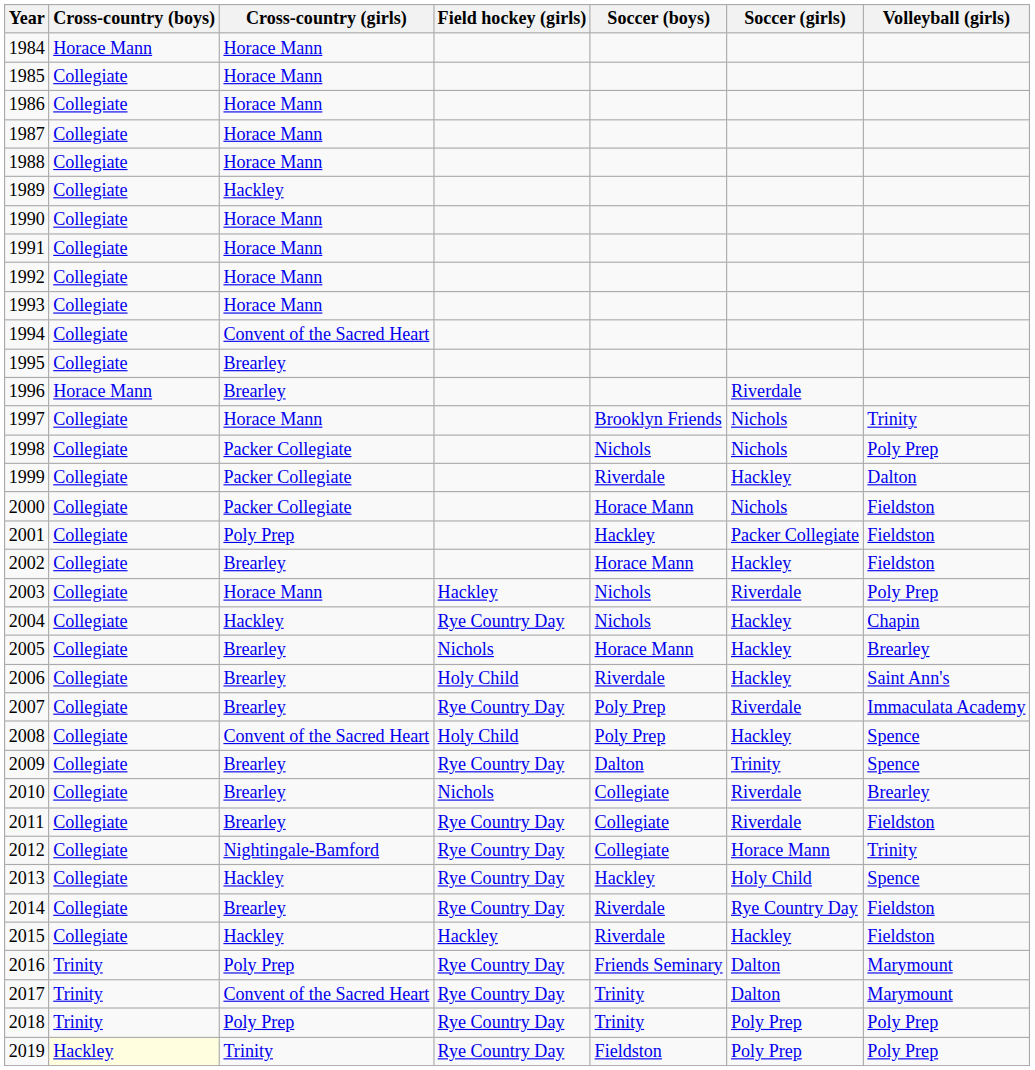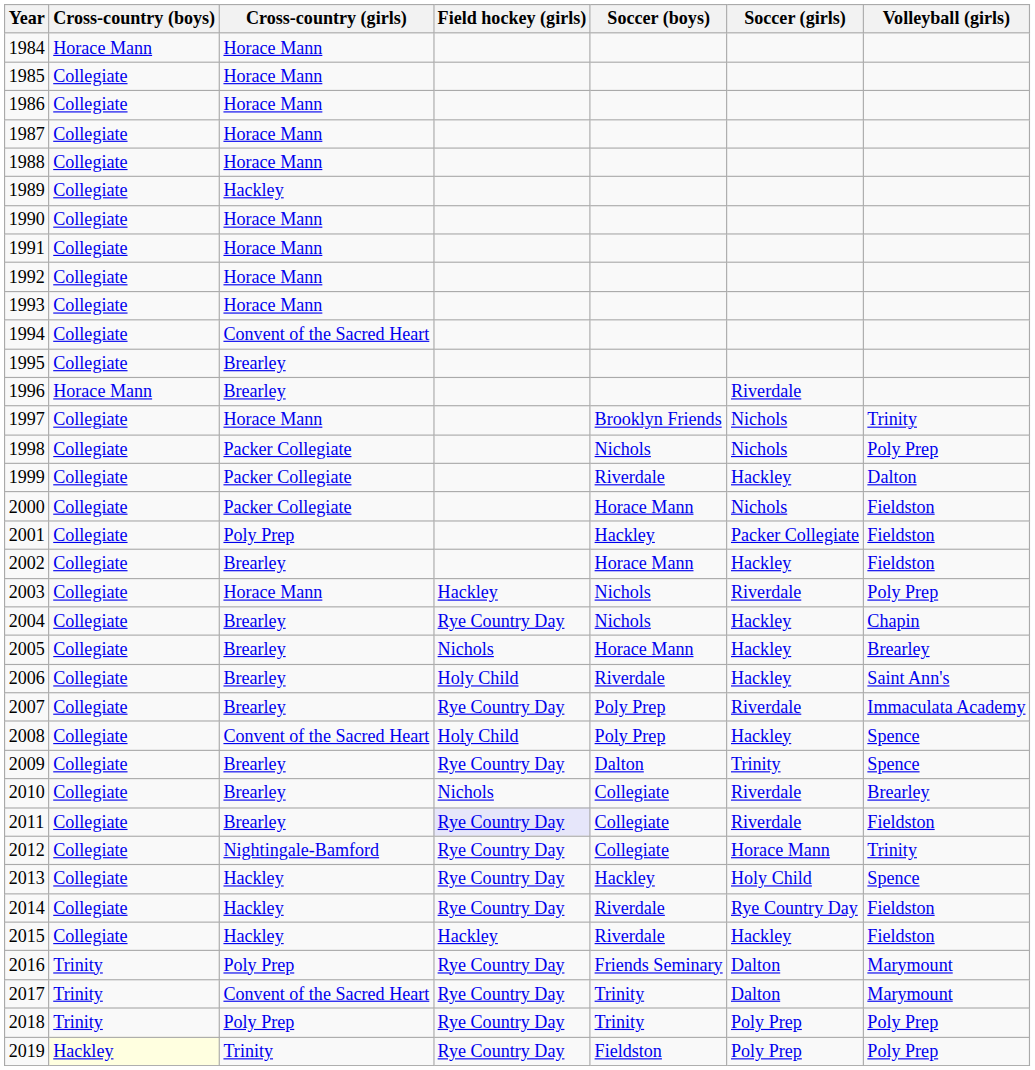(254, 620) Hackley -> (255, 620) Brearley
(501, 821) no background -> (501, 821) lavender background
(255, 907) Brearley -> (254, 907) Hackley
